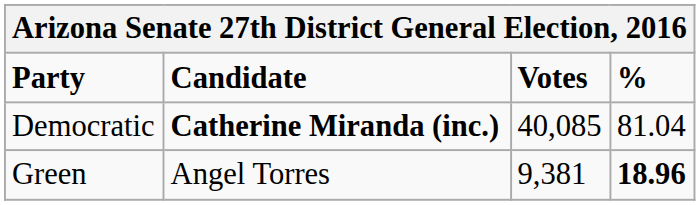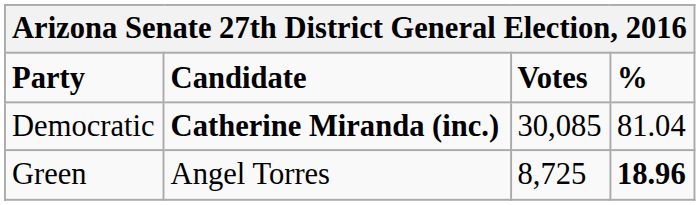(560, 125) 40,085 -> (560, 125) 30,085
(552, 174) 9,381 -> (552, 174) 8,725
